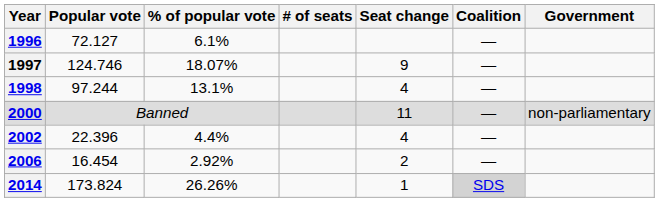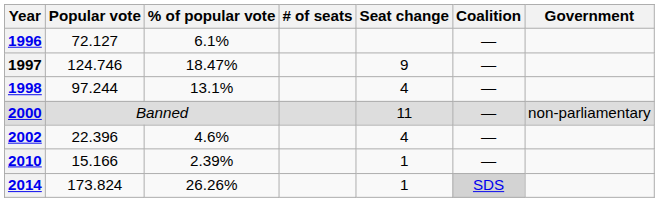(212, 64) 18.07% -> (212, 64) 18.47%
(212, 137) 4.4% -> (212, 137) 4.6%
- row: (25, 161)
+ row: (25, 161)
